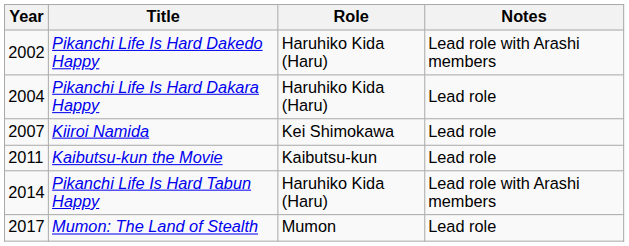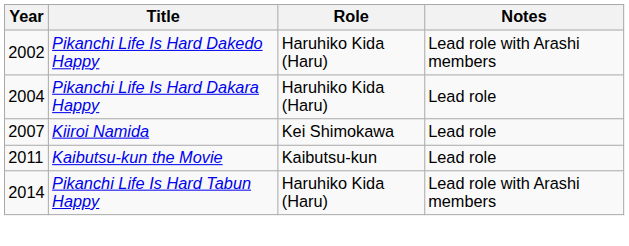- row: (155, 227)
